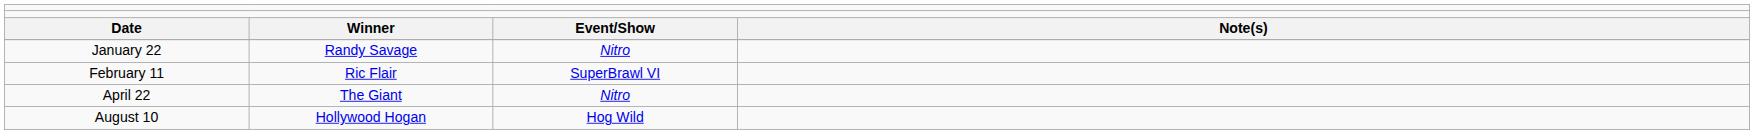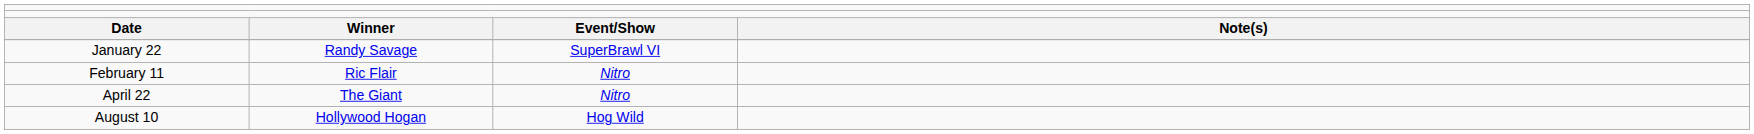(615, 50) Nitro -> (615, 50) SuperBrawl VI
(615, 73) SuperBrawl VI -> (615, 73) Nitro
